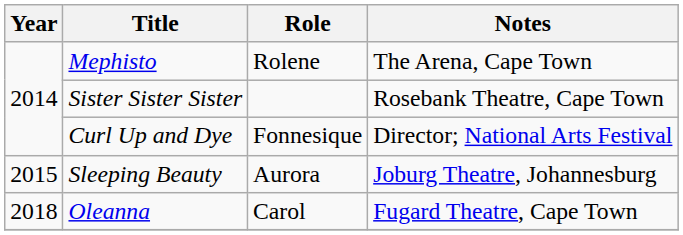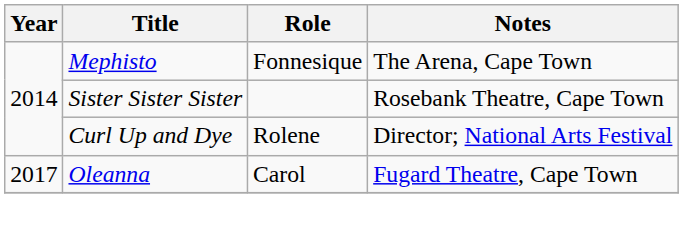(287, 60) Rolene -> (308, 60) Fonnesique
(308, 135) Fonnesique -> (287, 135) Rolene
- row: (145, 173)
(34, 211) 2018 -> (34, 173) 2017
